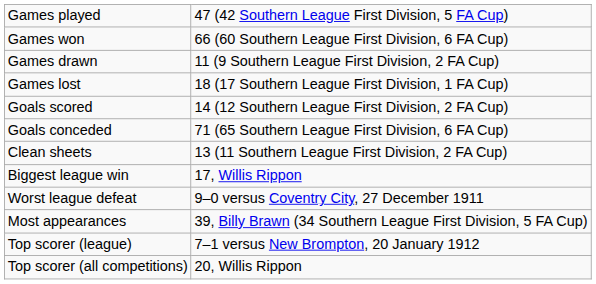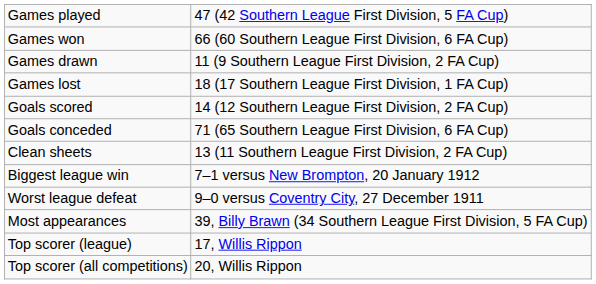(248, 175) 17, Willis Rippon -> (337, 175) 7–1 versus New Brompton, 20 January 1912
(337, 244) 7–1 versus New Brompton, 20 January 1912 -> (248, 244) 17, Willis Rippon
